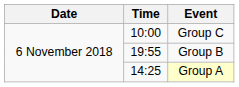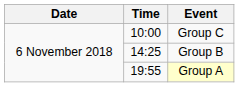(146, 52) 19:55 -> (146, 52) 14:25
(146, 71) 14:25 -> (146, 71) 19:55
